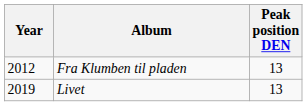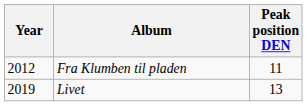(276, 68) 13 -> (276, 68) 11
